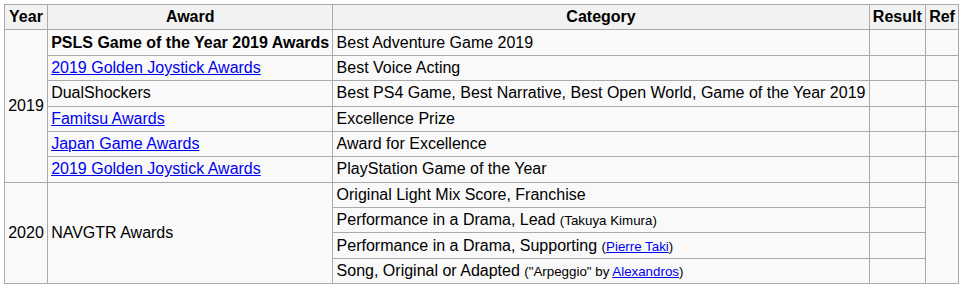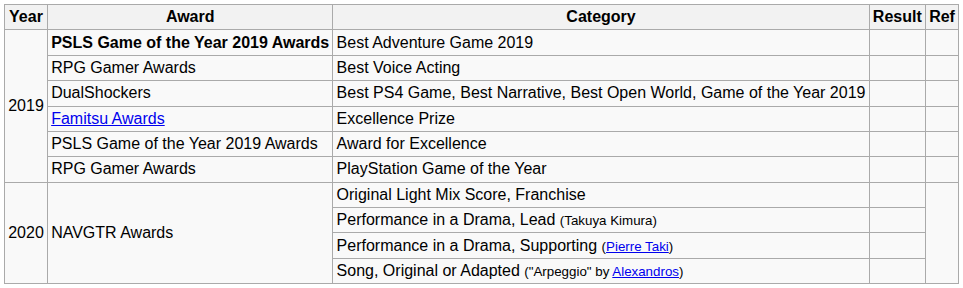(156, 67) 2019 Golden Joystick Awards -> (123, 67) RPG Gamer Awards
(125, 144) Japan Game Awards -> (184, 144) PSLS Game of the Year 2019 Awards
(156, 169) 2019 Golden Joystick Awards -> (123, 169) RPG Gamer Awards
